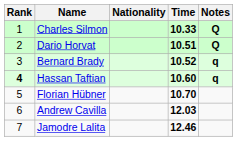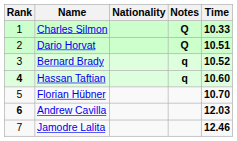columns swapped: (183, 12) <-> (215, 12)
(19, 111) normal -> (19, 111) bold
